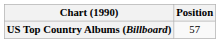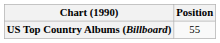(195, 30) 57 -> (195, 30) 55
